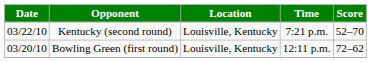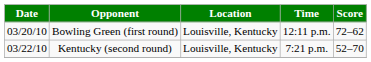rows swapped: (115, 48) <-> (115, 31)
